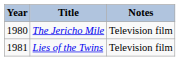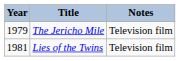(17, 30) 1980 -> (17, 30) 1979
